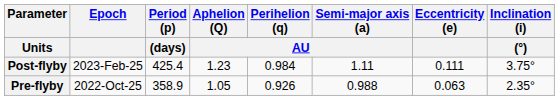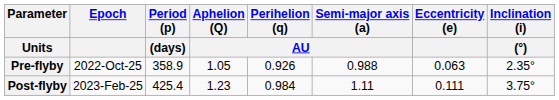rows swapped: (37, 86) <-> (37, 67)
